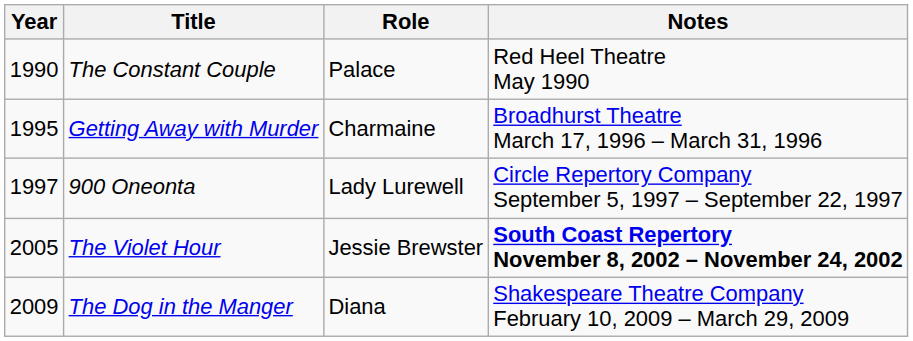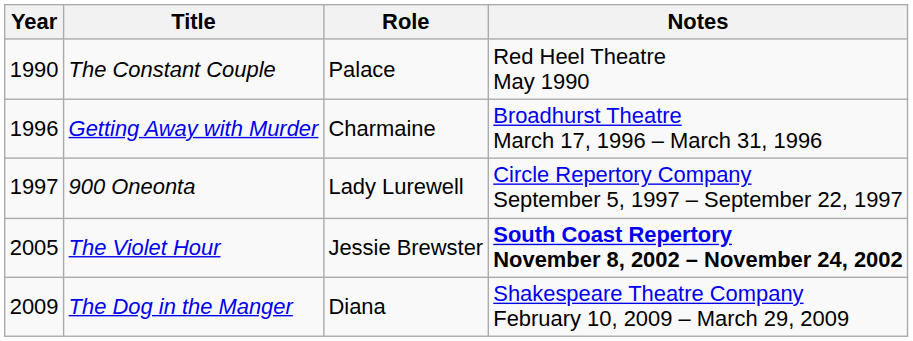(34, 128) 1995 -> (34, 128) 1996
